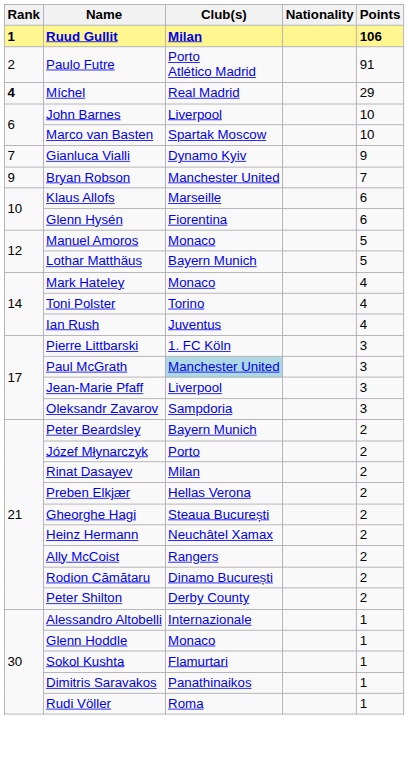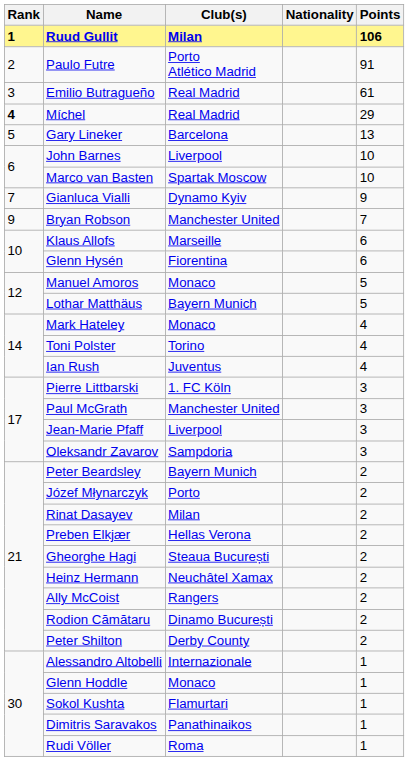+ row: (100, 93)
+ row: (84, 135)
(224, 366) lightblue background -> (224, 409) no background
